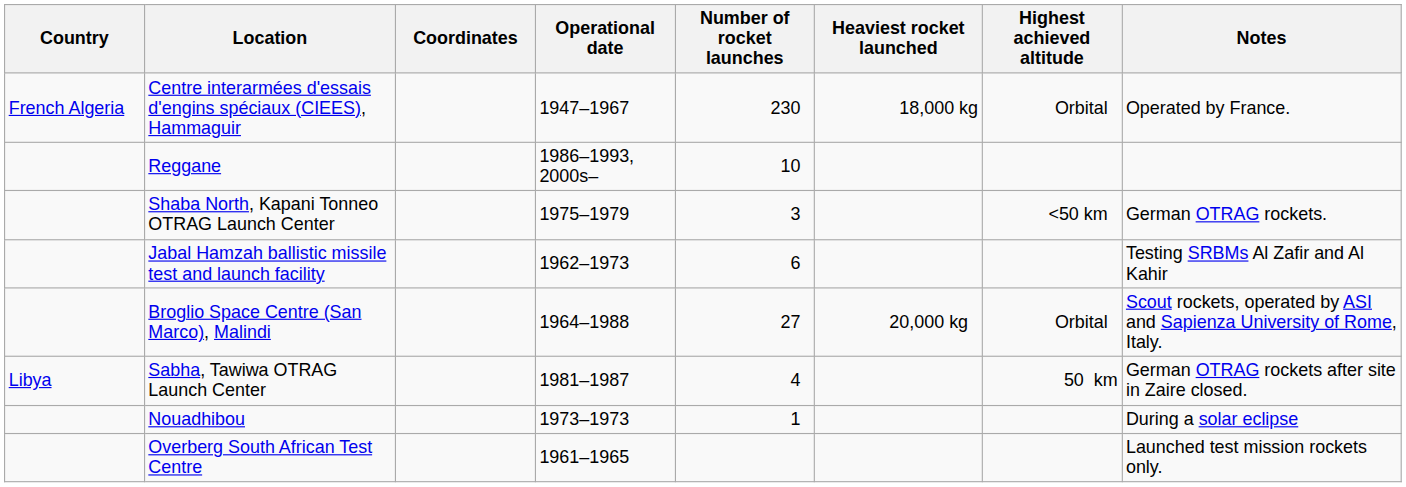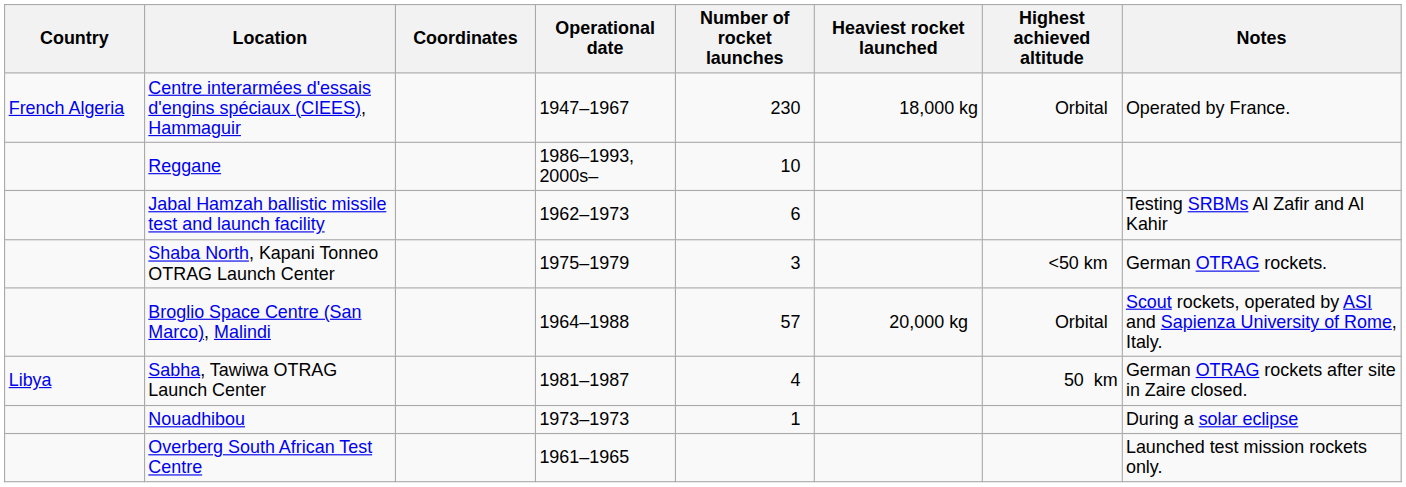rows swapped: (263, 214) <-> (267, 263)
(795, 322) 27 -> (795, 322) 57
